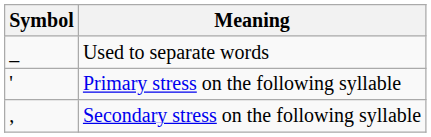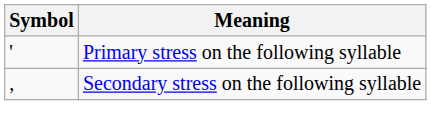- row: (176, 52)
